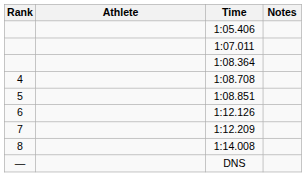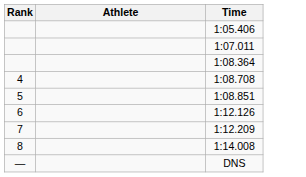- column: (282, 12)
